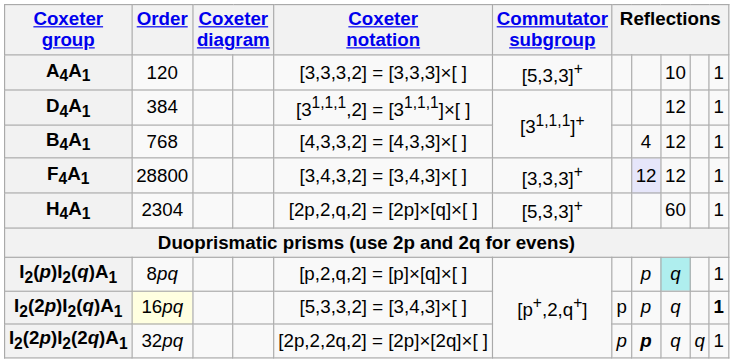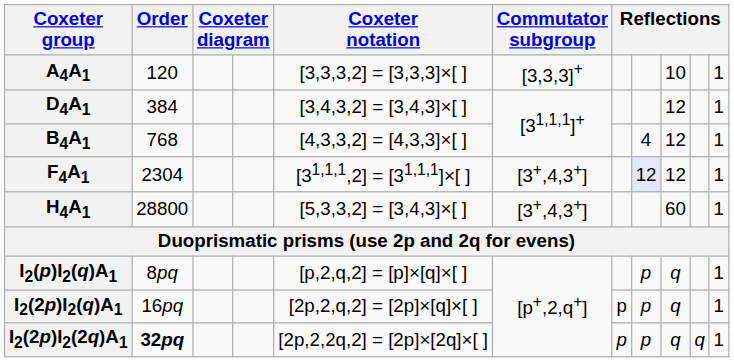(552, 72) [5,3,3]+ -> (552, 72) [3,3,3]+
(383, 107) [31,1,1,2] = [31,1,1]×[ ] -> (383, 106) [3,4,3,2] = [3,4,3]×[ ]
(162, 175) 28800 -> (162, 174) 2304
(383, 175) [3,4,3,2] = [3,4,3]×[ ] -> (383, 174) [31,1,1,2] = [31,1,1]×[ ]
(552, 175) [3,3,3]+ -> (552, 174) [3+,4,3+]
(162, 210) 2304 -> (162, 208) 28800
(383, 210) [2p,2,q,2] = [2p]×[q]×[ ] -> (383, 208) [5,3,3,2] = [3,4,3]×[ ]
(552, 210) [5,3,3]+ -> (552, 208) [3+,4,3+]
(676, 274) paleturquoise background -> (676, 272) no background
(162, 307) lightyellow background -> (162, 306) no background
(383, 307) [5,3,3,2] = [3,4,3]×[ ] -> (383, 306) [2p,2,q,2] = [2p]×[q]×[ ]
(719, 307) bold -> (719, 306) normal
(162, 340) normal -> (162, 339) bold
(646, 340) bold -> (646, 339) normal
